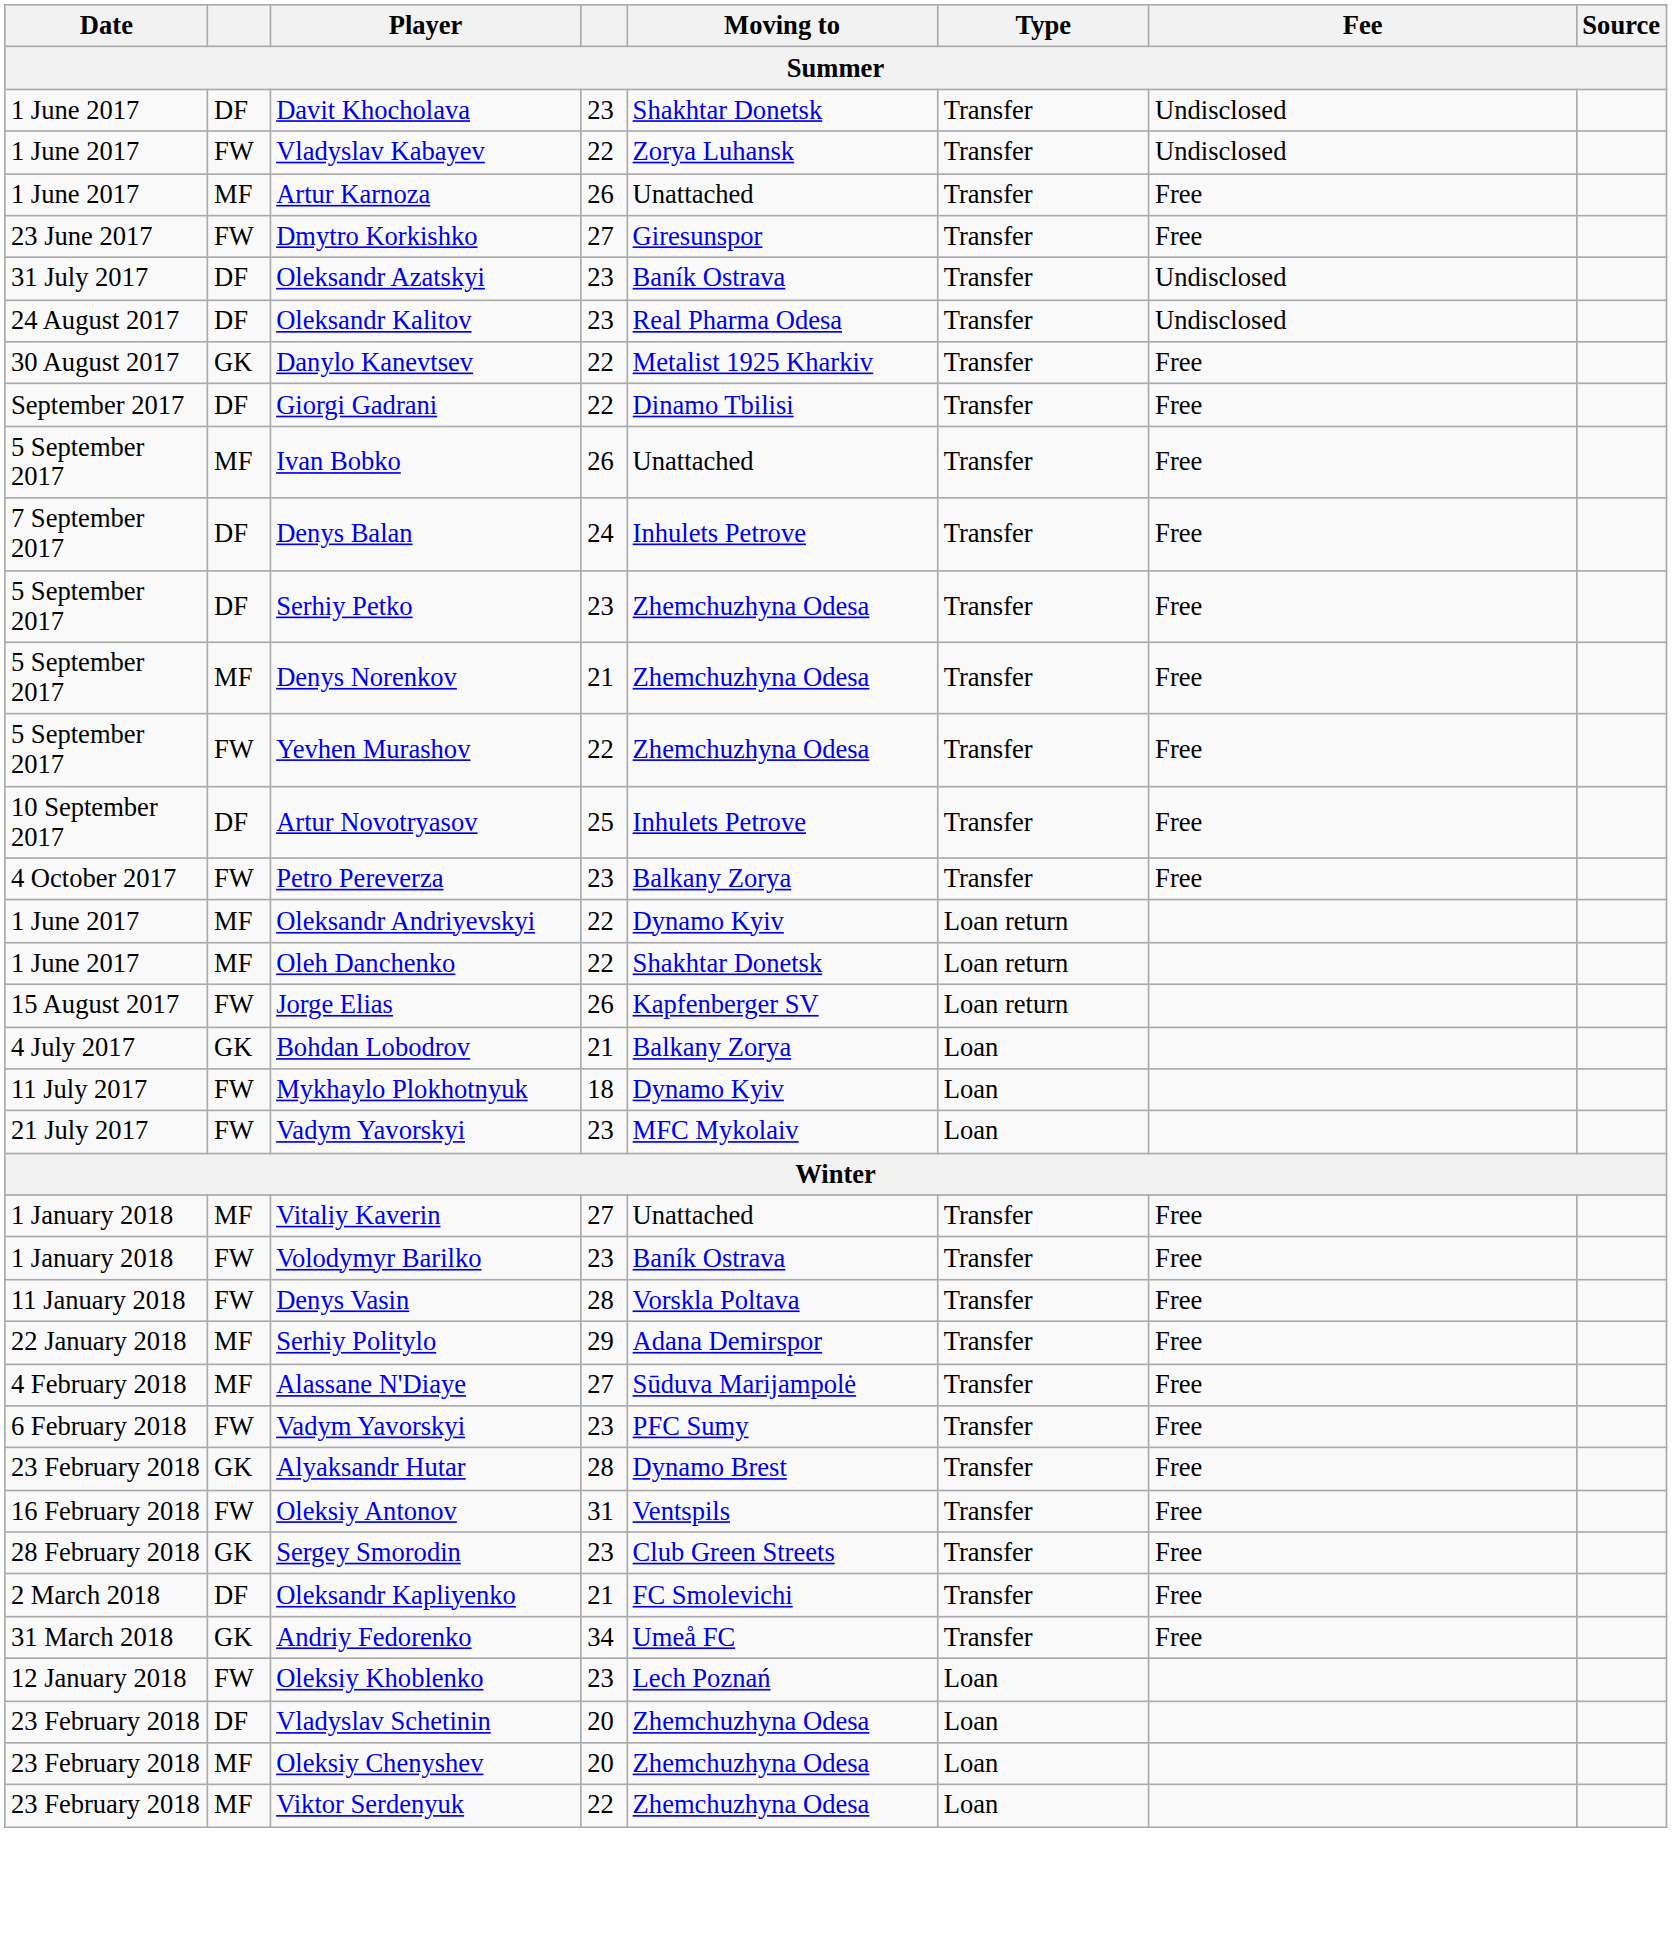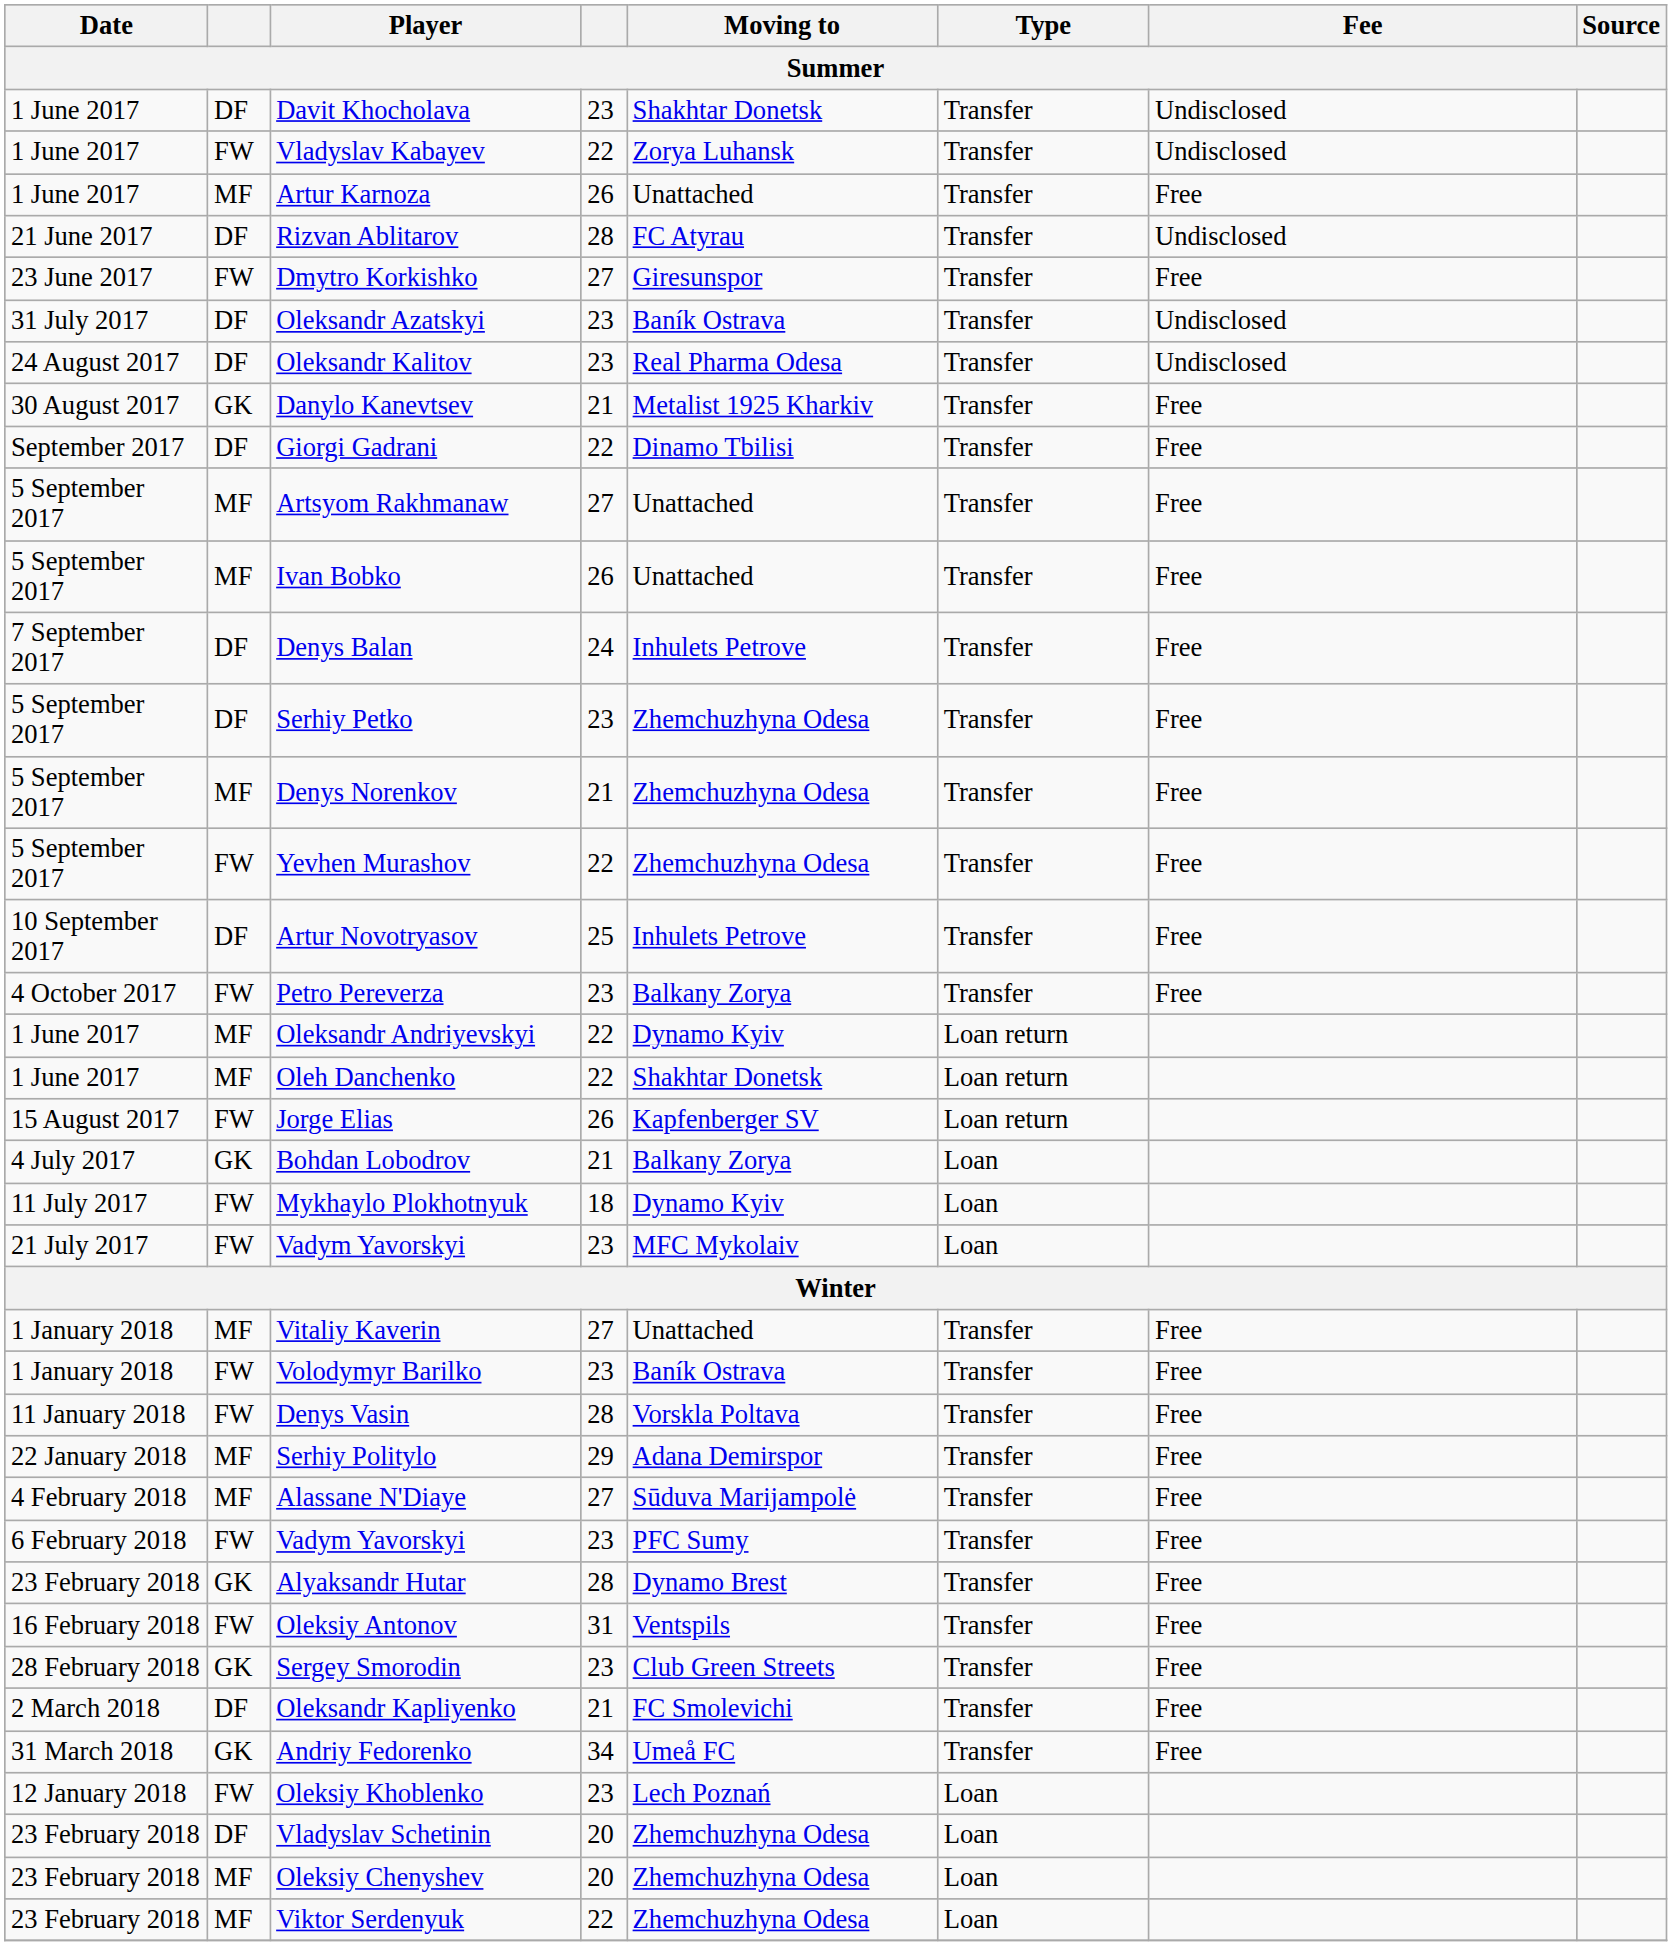+ row: (82, 236)
(600, 362) 22 -> (600, 404) 21
+ row: (78, 503)
